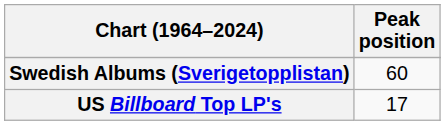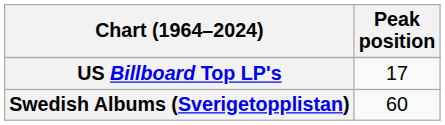rows swapped: (179, 73) <-> (179, 104)
